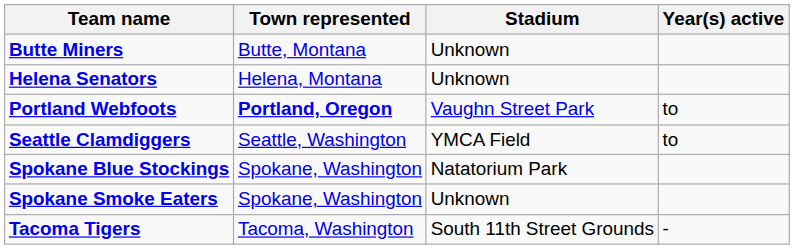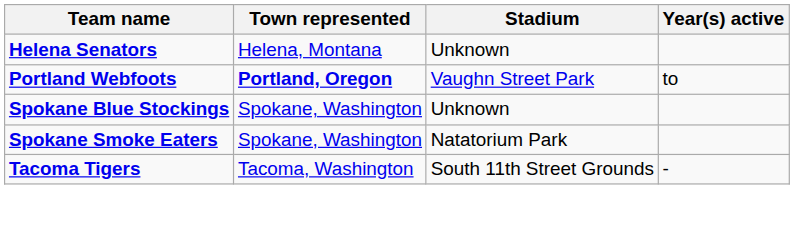- row: (66, 49)
- row: (100, 139)
(499, 169) Natatorium Park -> (470, 109) Unknown
(470, 199) Unknown -> (499, 139) Natatorium Park
